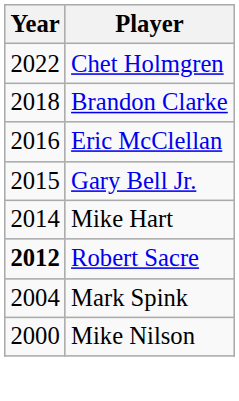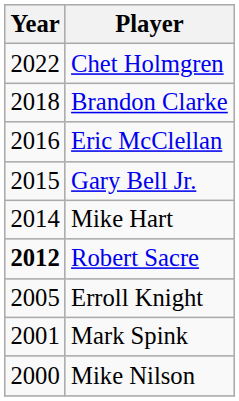+ row: (137, 297)
(35, 297) 2004 -> (35, 336) 2001
